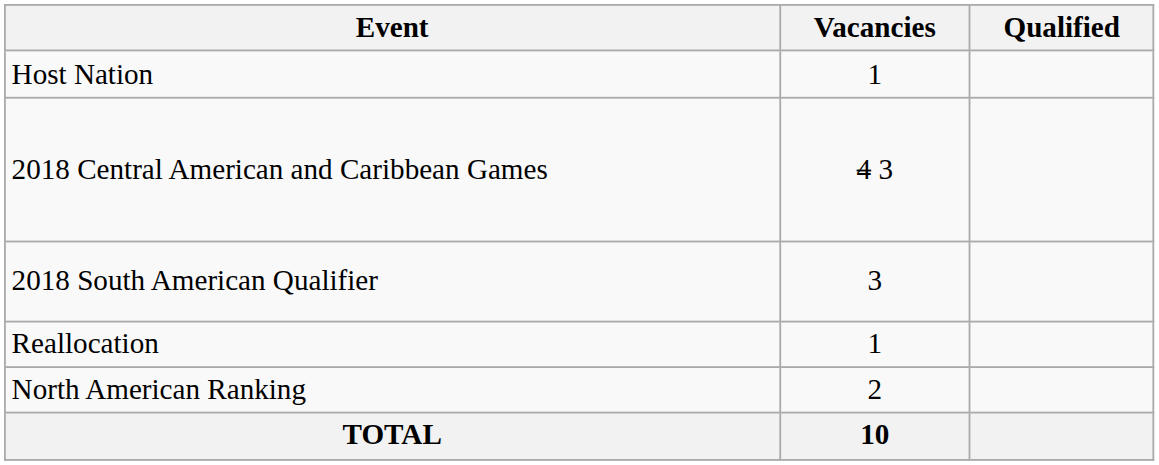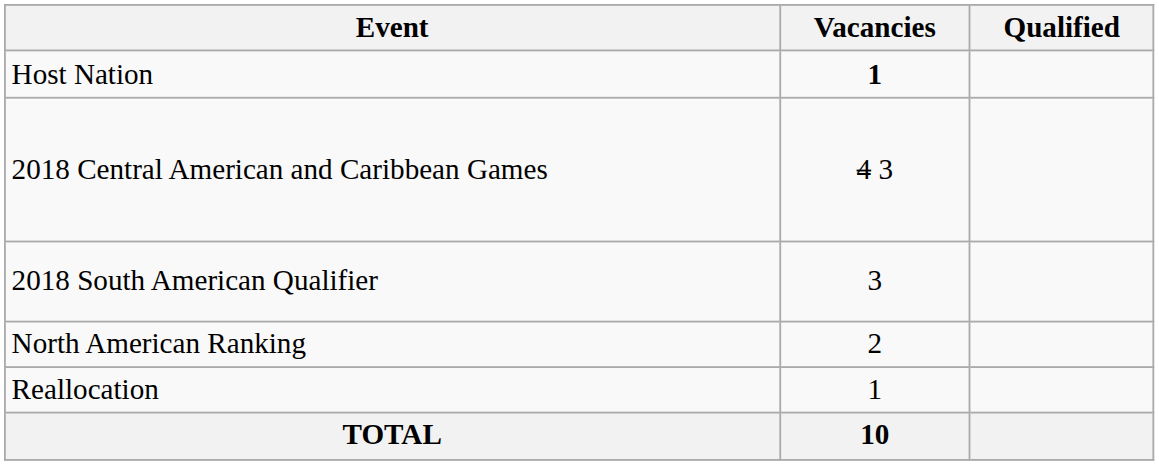(875, 73) normal -> (875, 73) bold
rows swapped: (159, 389) <-> (85, 343)
